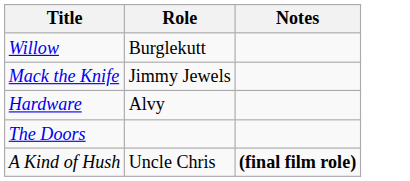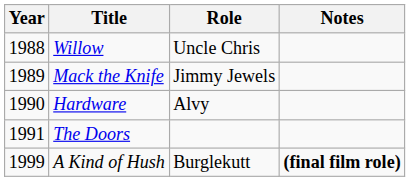+ column: (27, 18)
(167, 47) Burglekutt -> (217, 47) Uncle Chris
(172, 162) Uncle Chris -> (212, 162) Burglekutt
